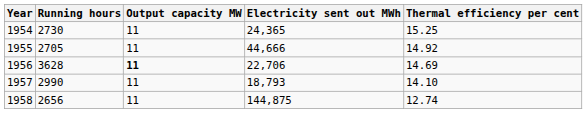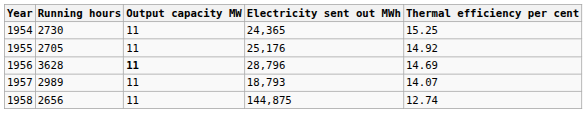(266, 48) 44,666 -> (266, 48) 25,176
(266, 65) 22,706 -> (266, 65) 28,796
(51, 83) 2990 -> (51, 83) 2989
(422, 83) 14.10 -> (422, 83) 14.07
